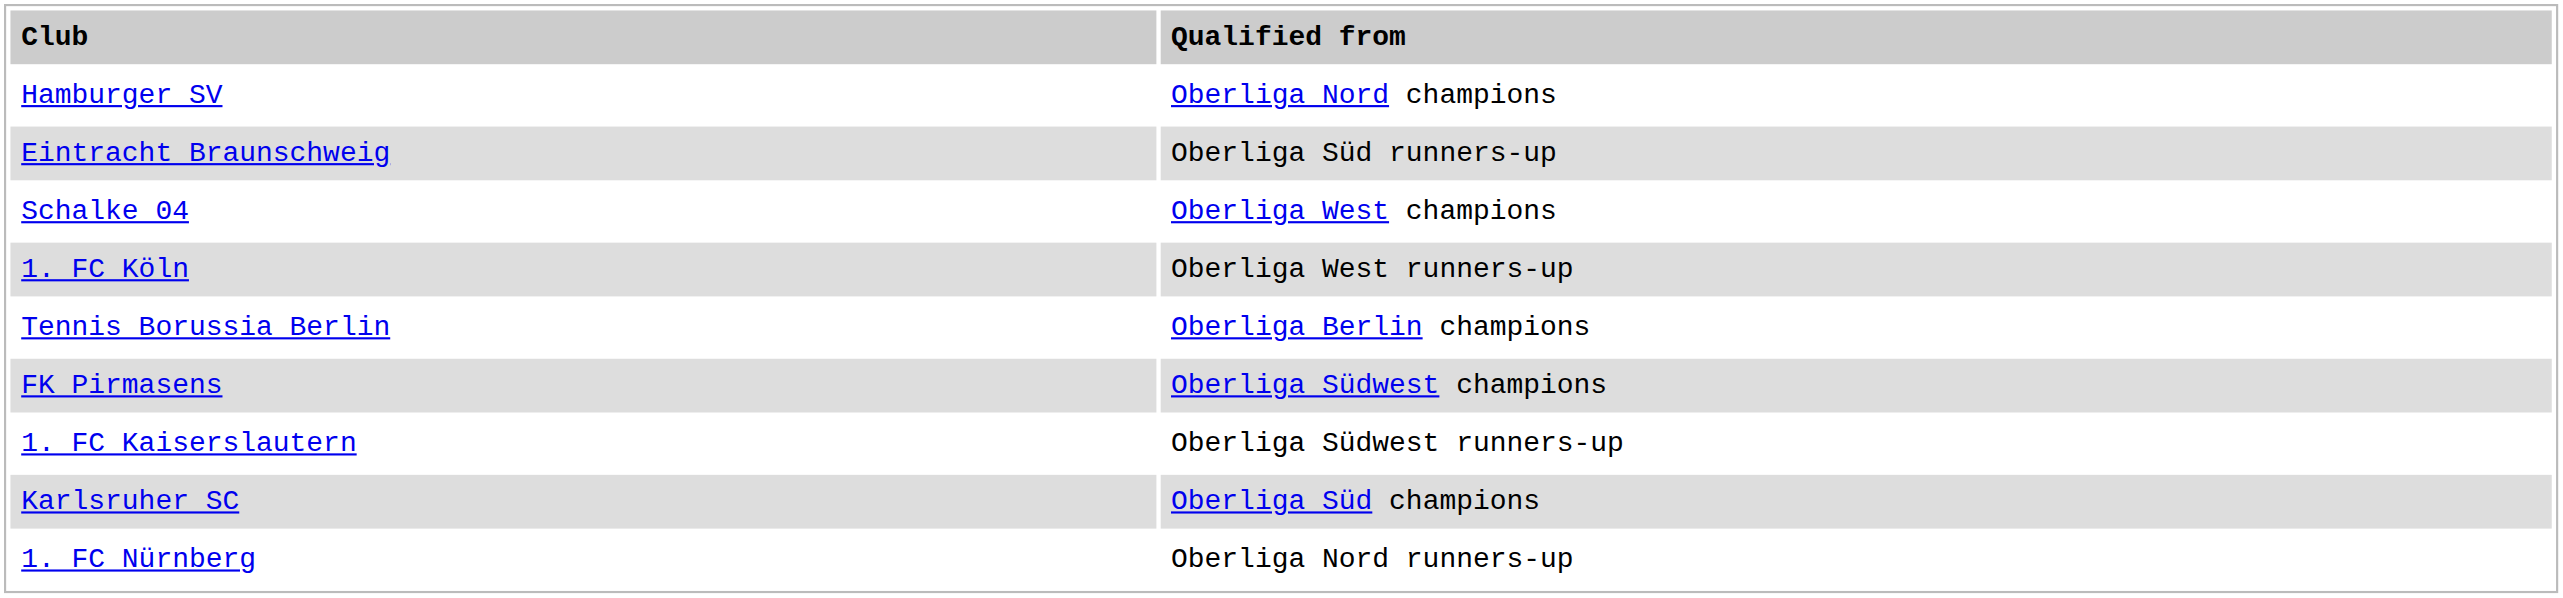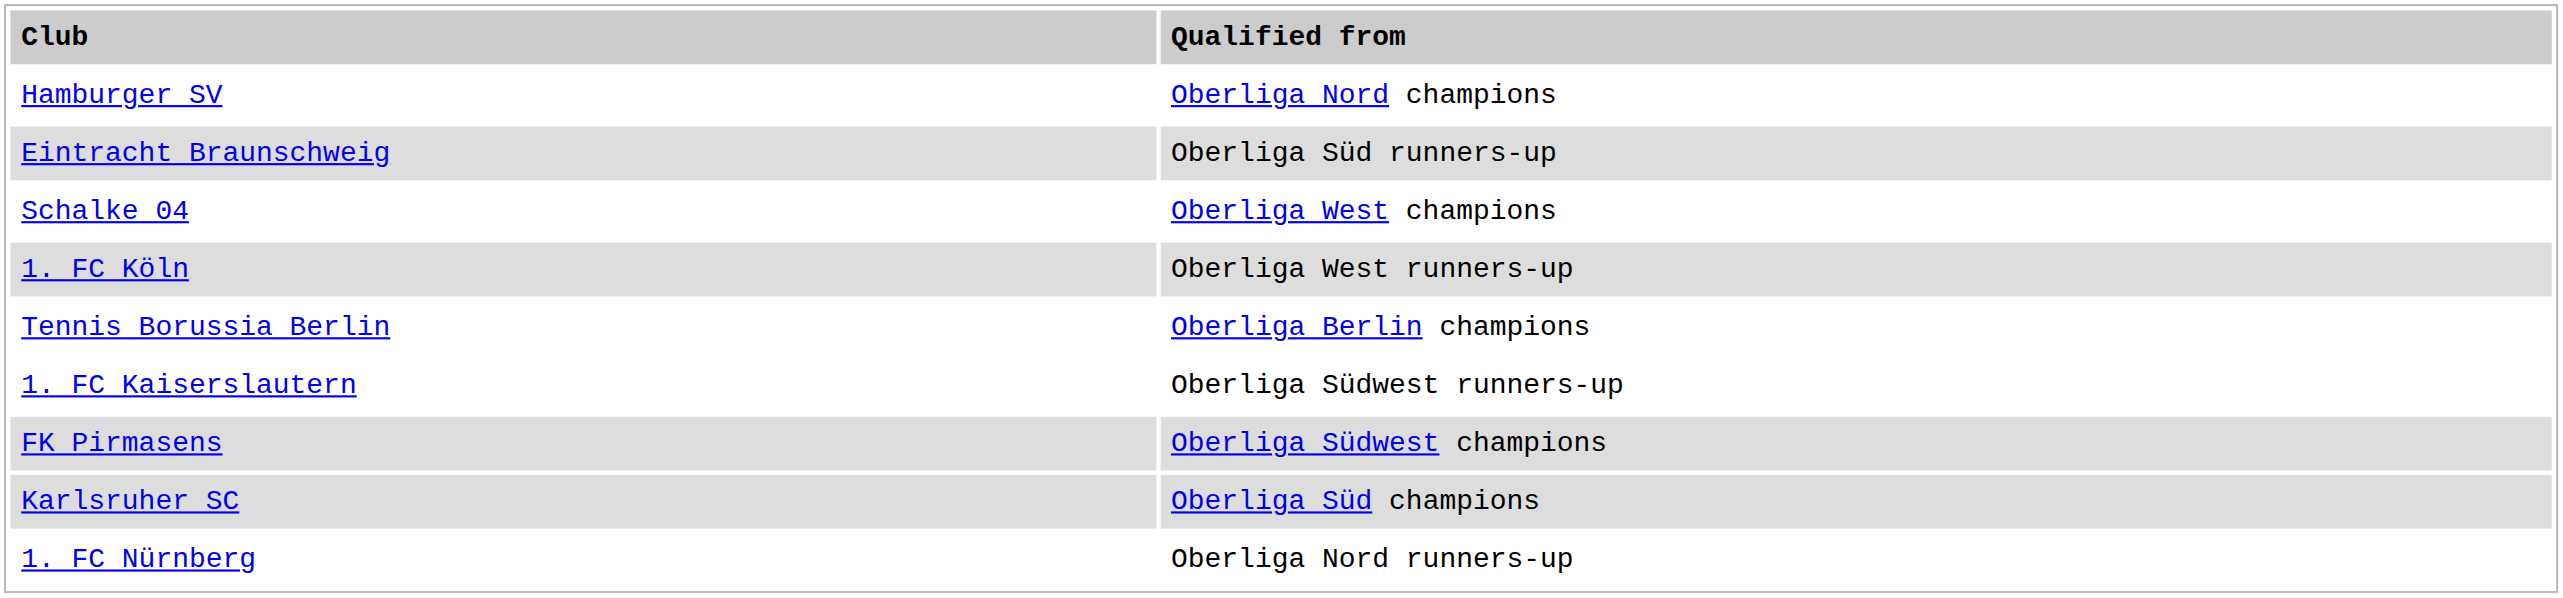rows swapped: (122, 386) <-> (189, 444)
